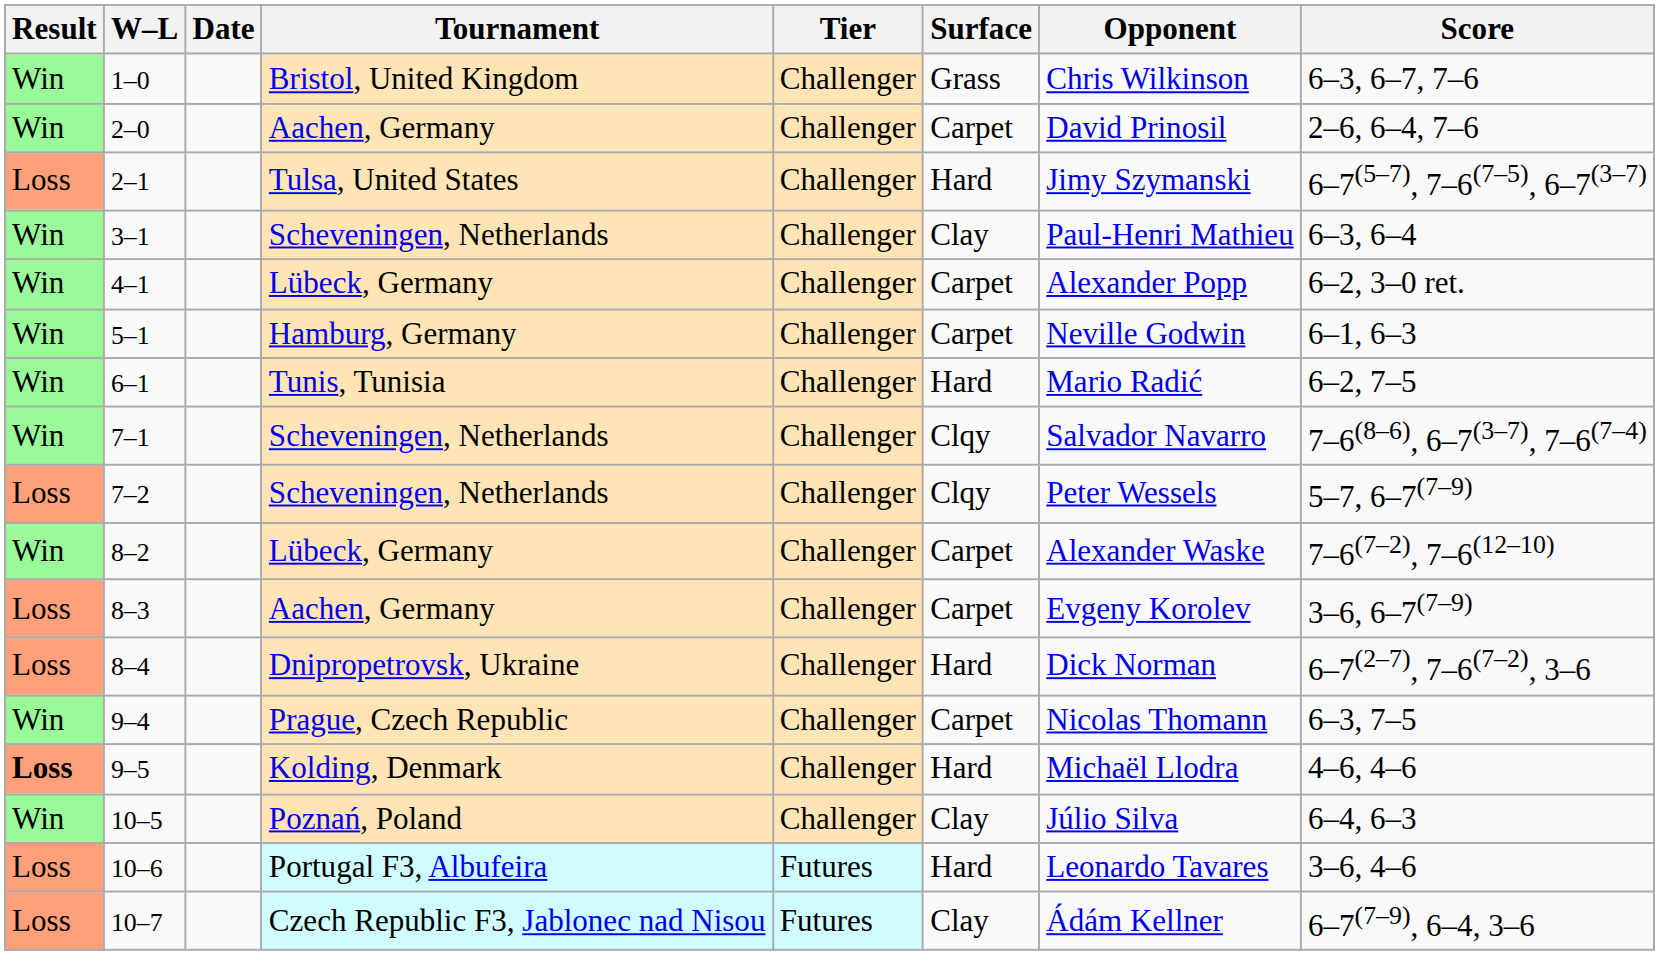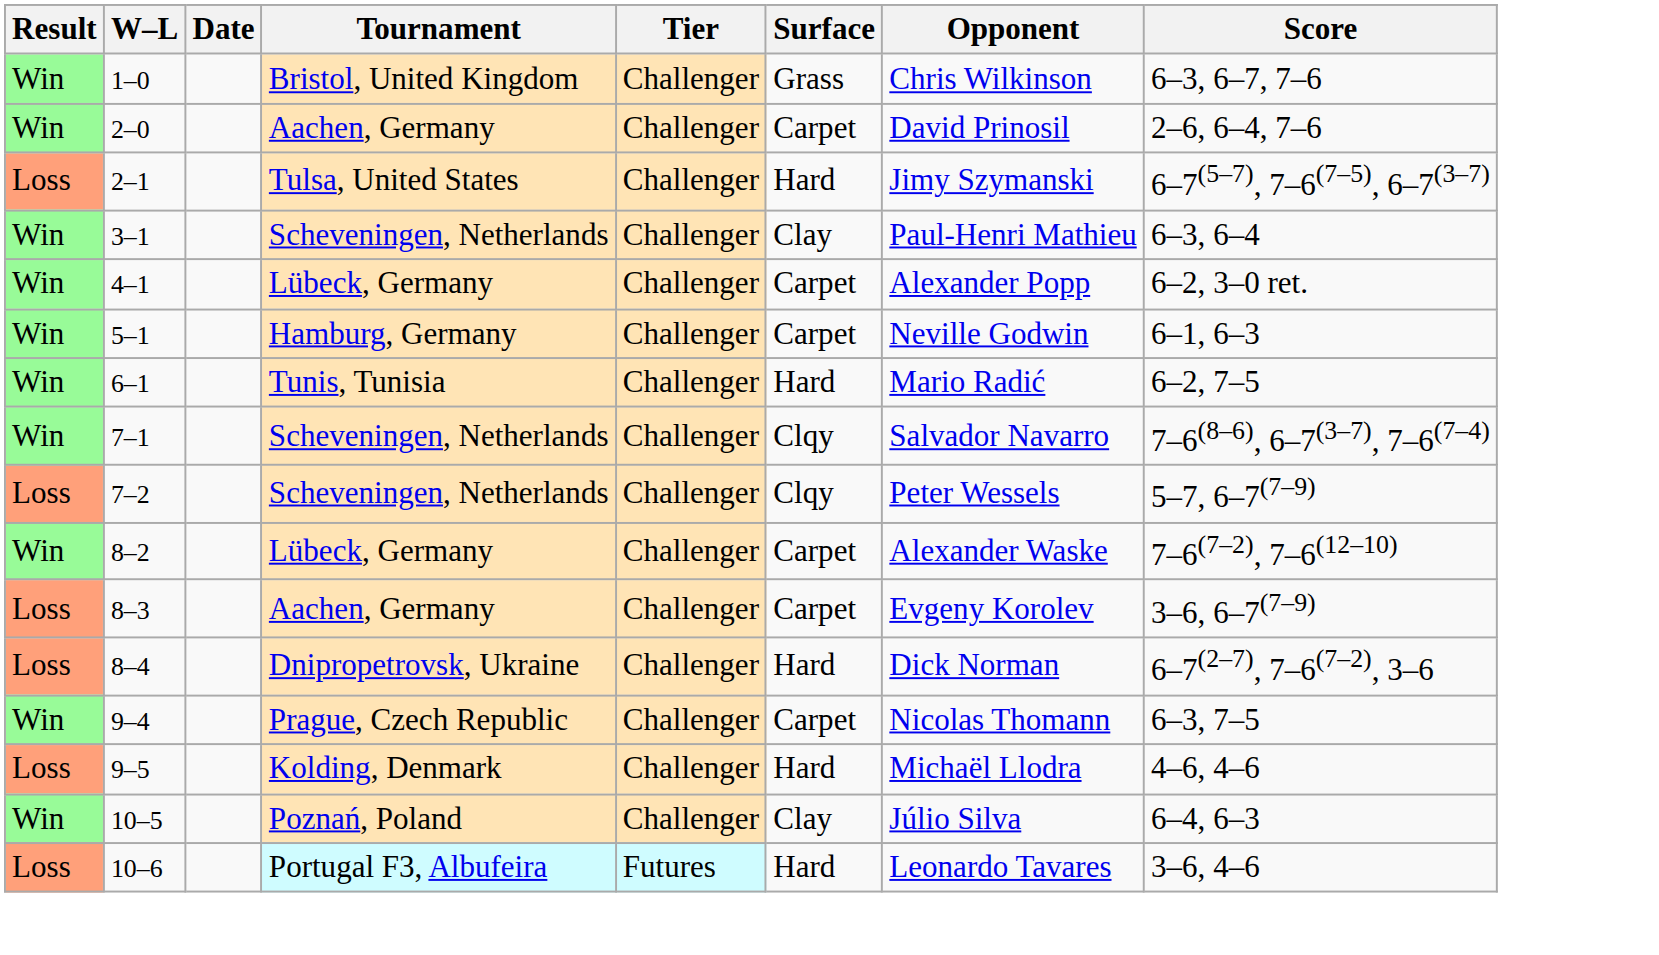(42, 768) bold -> (41, 768) normal
- row: (137, 922)
